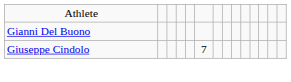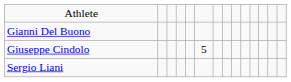(204, 49) 7 -> (204, 49) 5
+ row: (35, 67)
